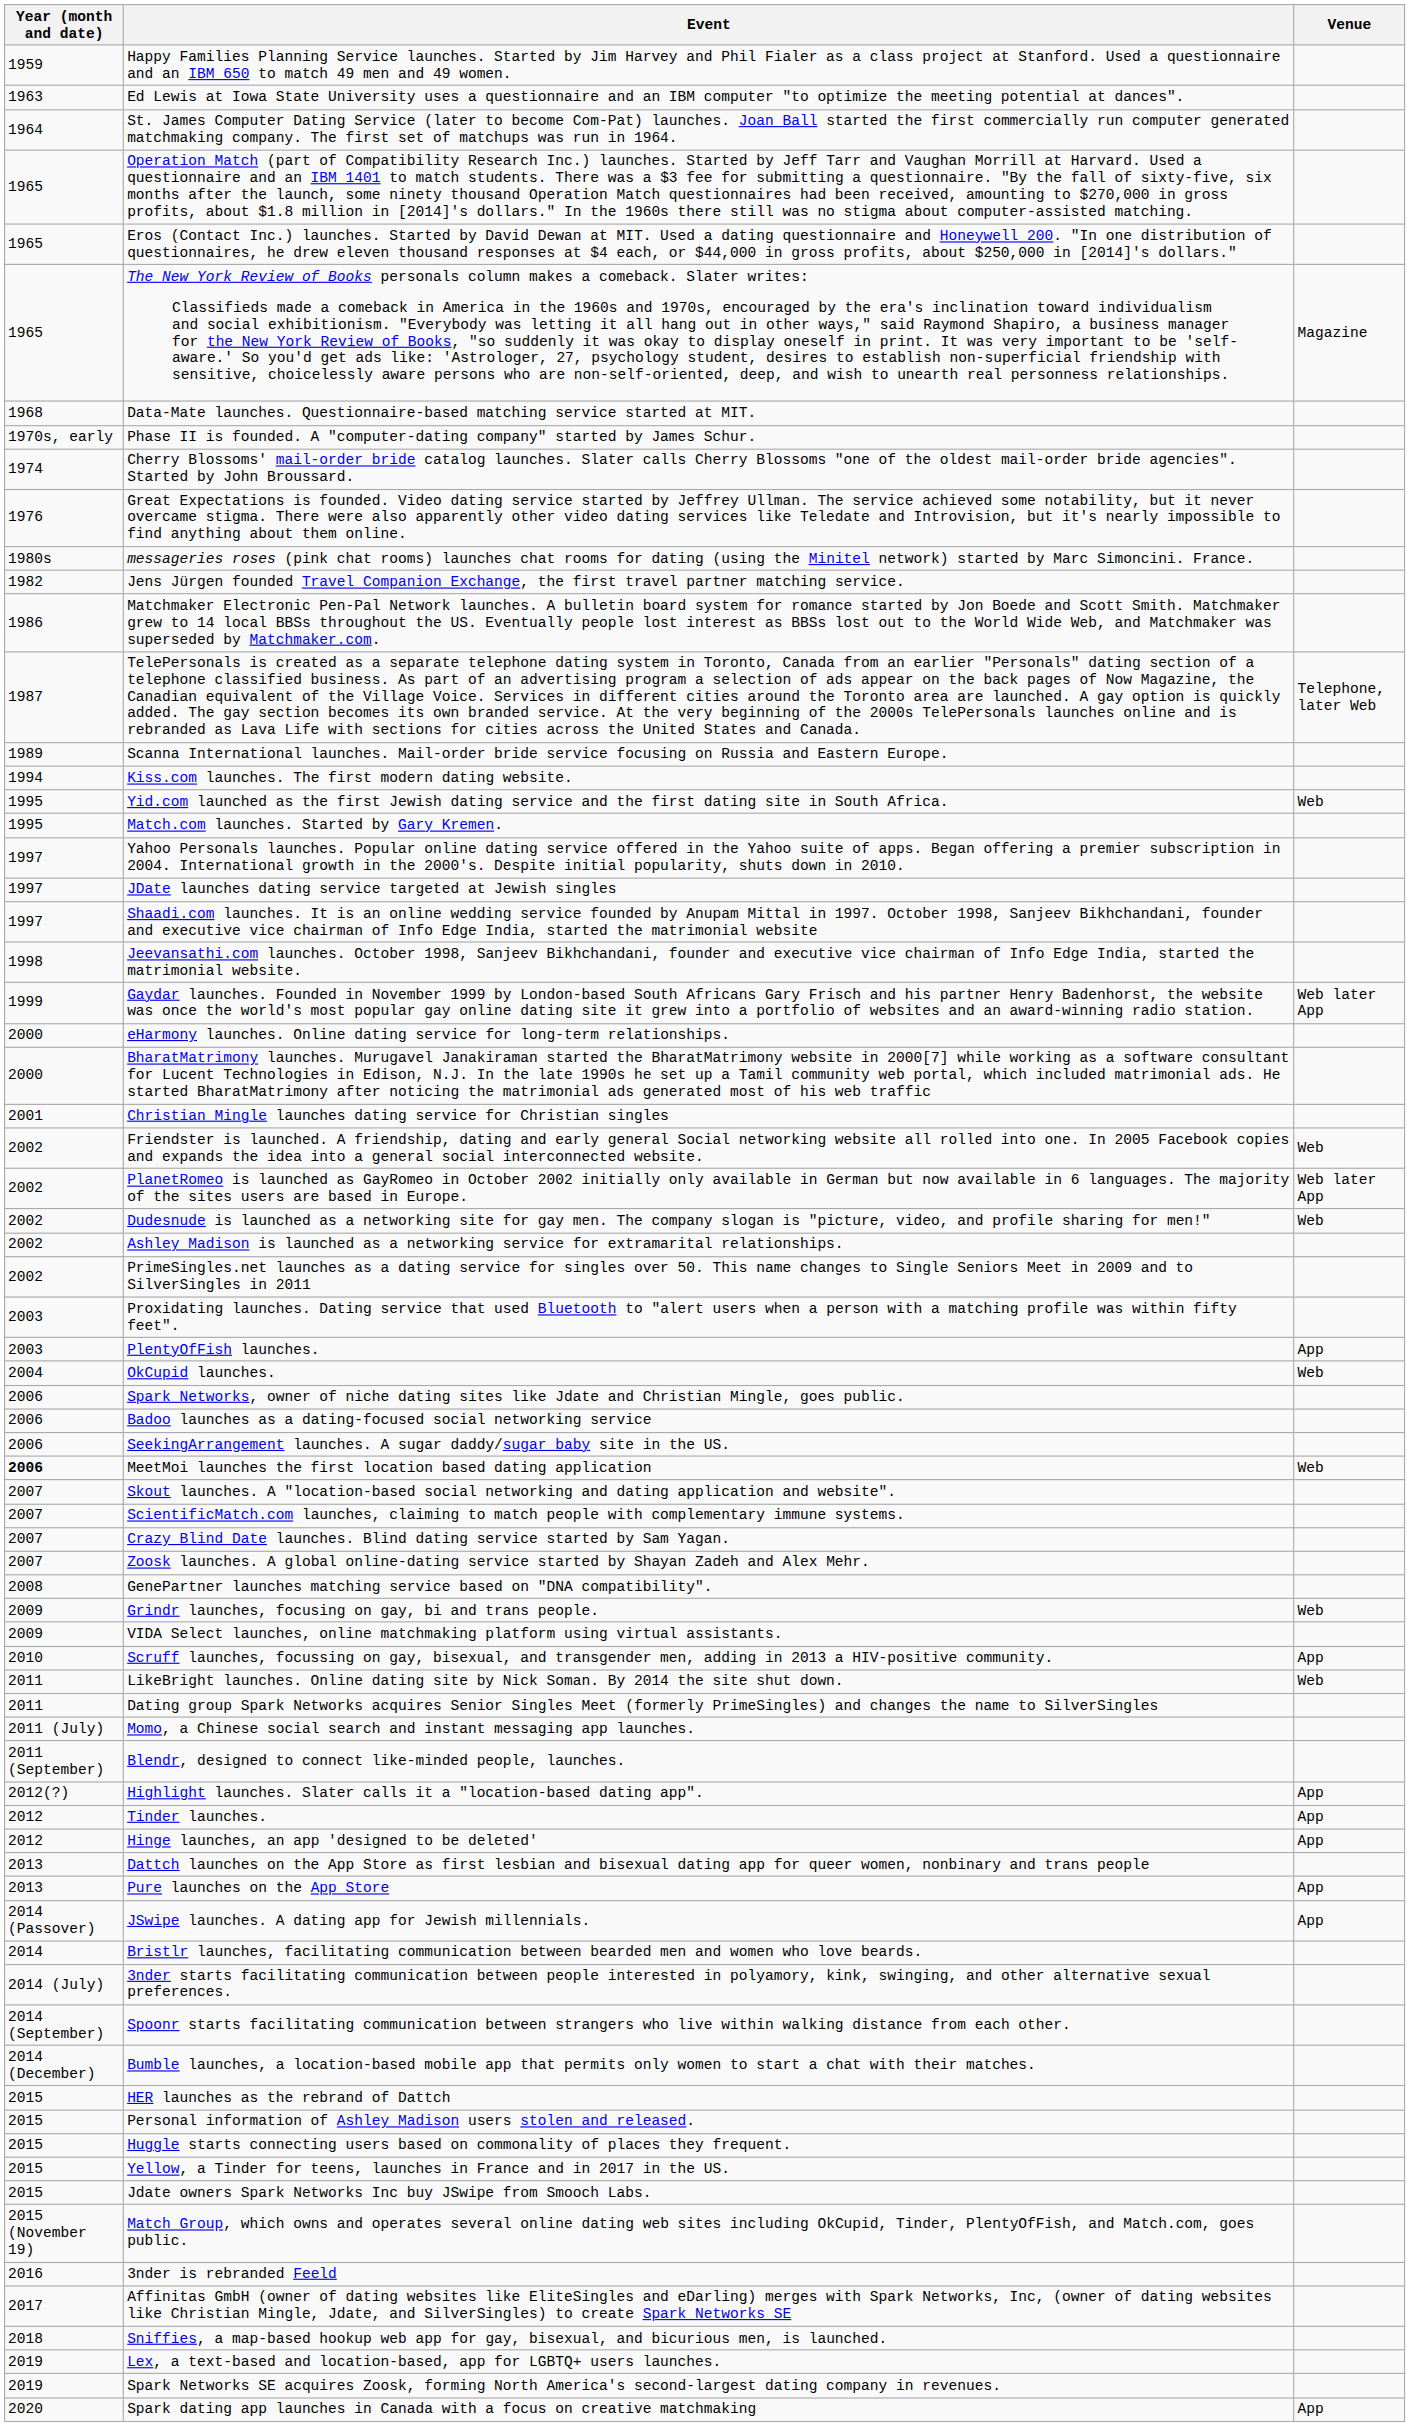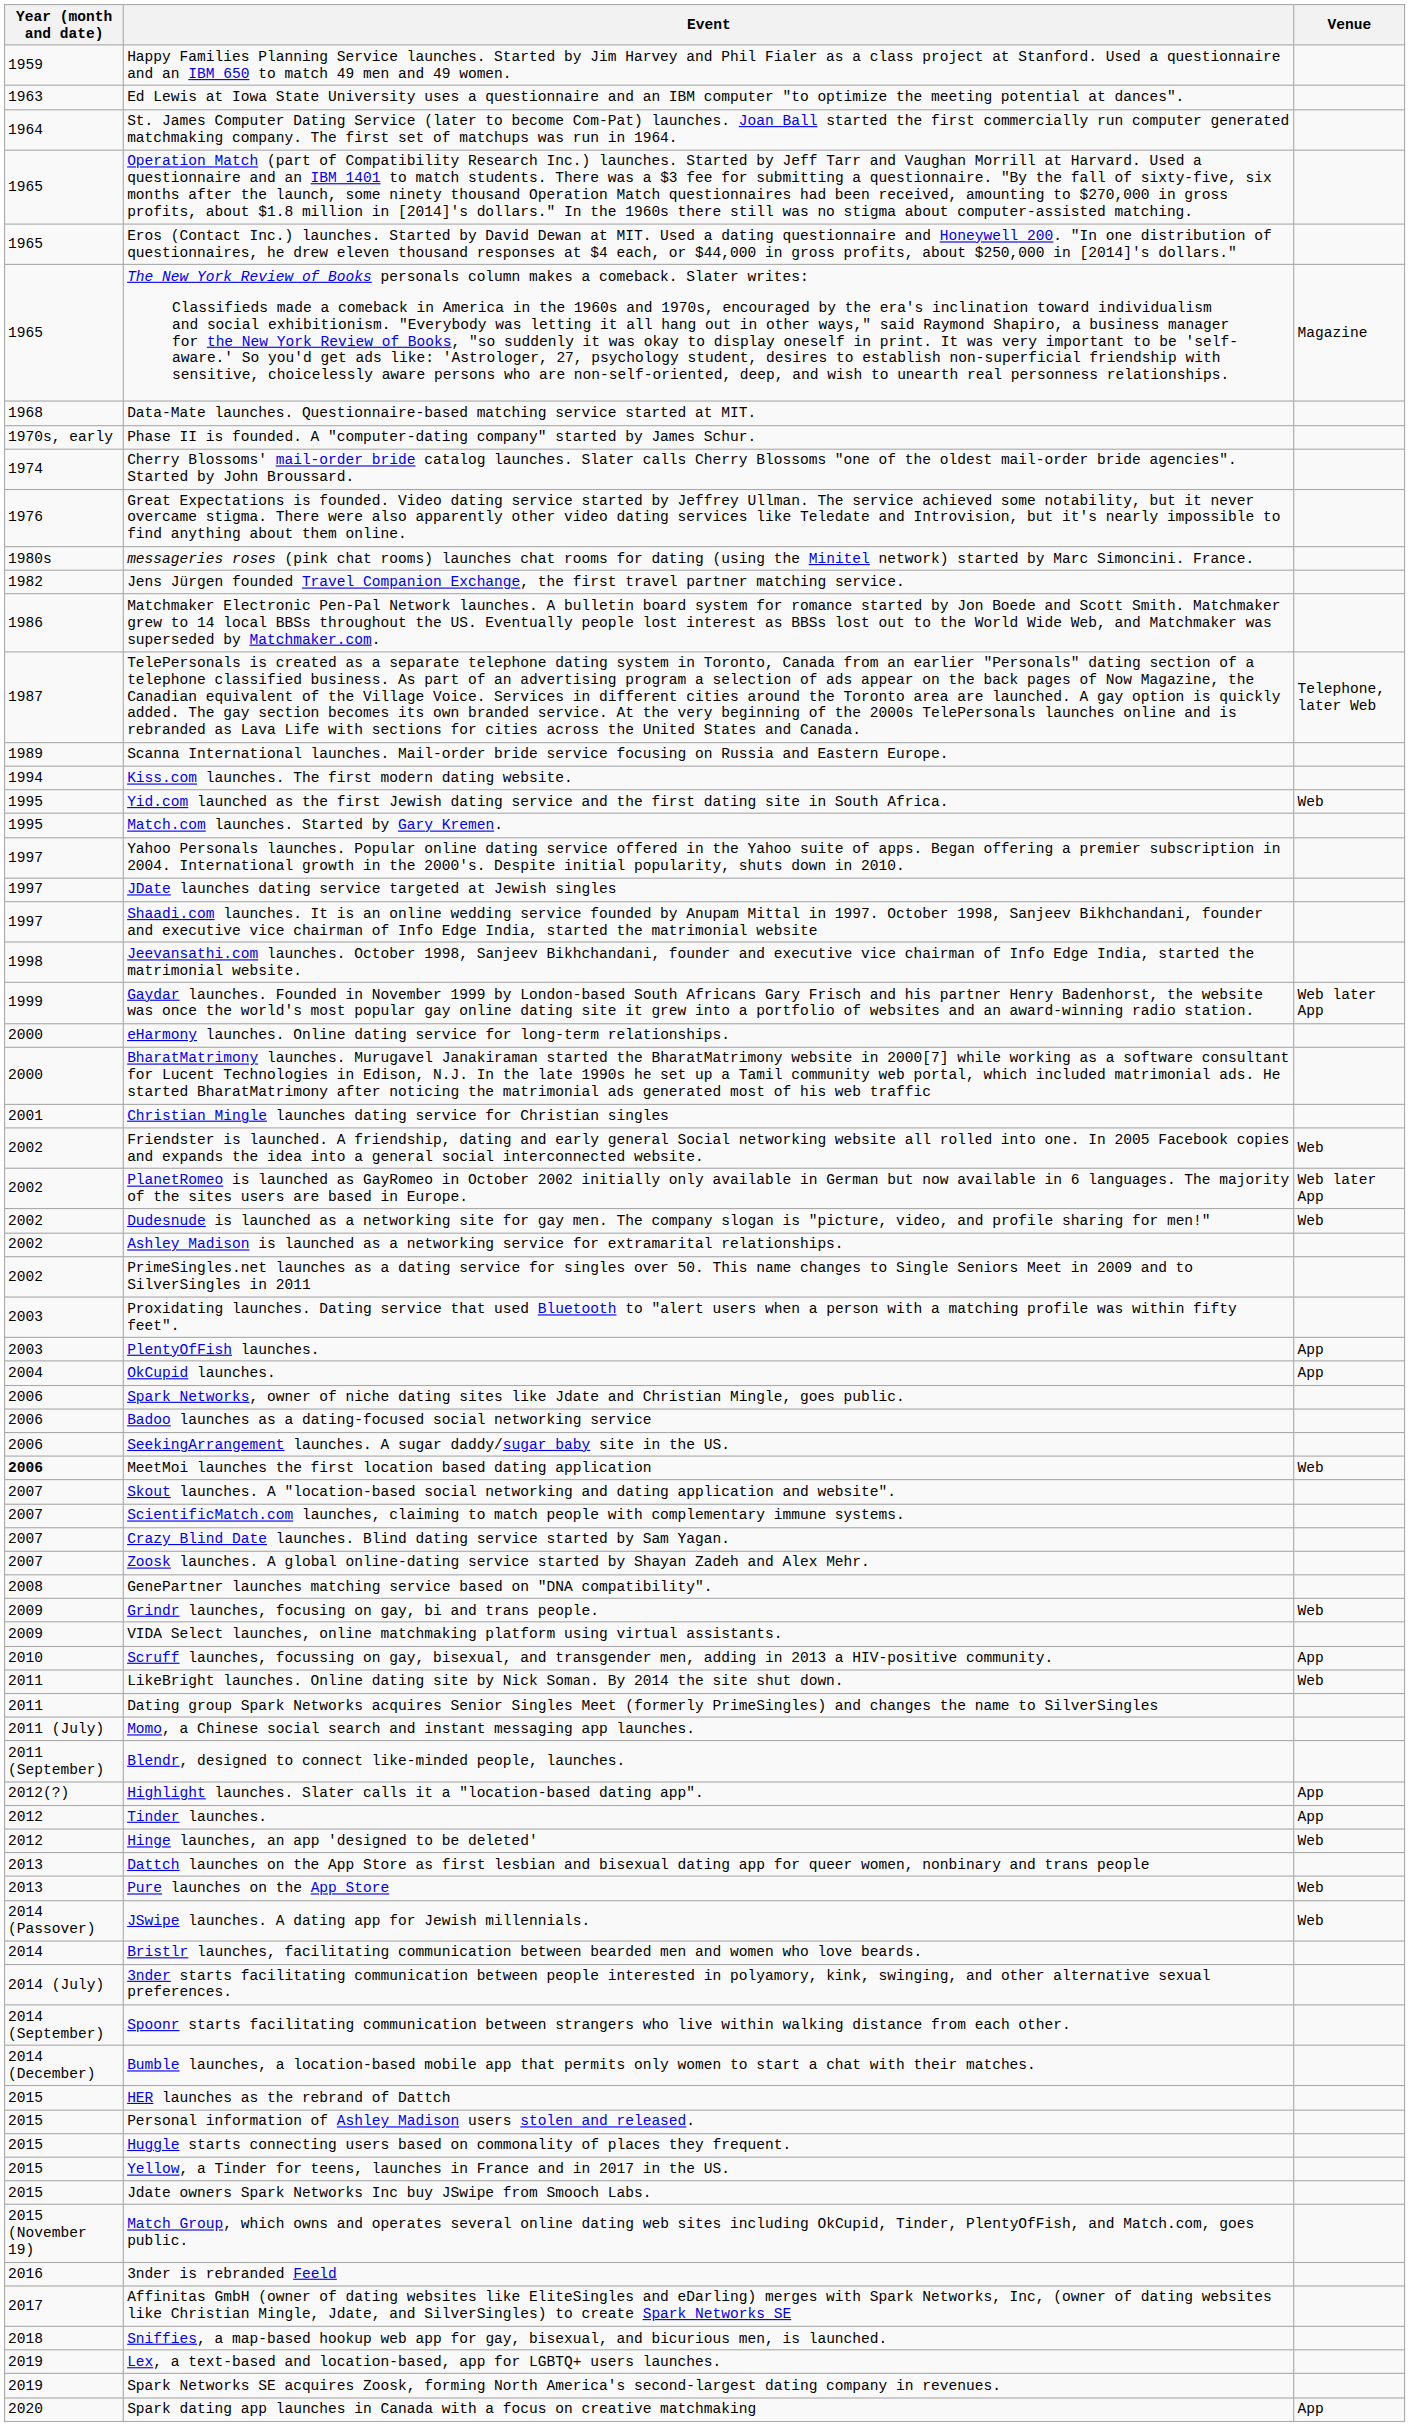(1311, 1373) Web -> (1311, 1373) App
(1311, 1841) App -> (1311, 1841) Web
(1311, 1888) App -> (1311, 1888) Web
(1311, 1920) App -> (1311, 1920) Web
